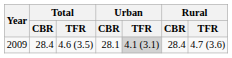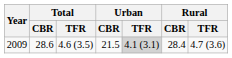(45, 45) 28.4 -> (45, 45) 28.6
(111, 45) 28.1 -> (111, 45) 21.5
